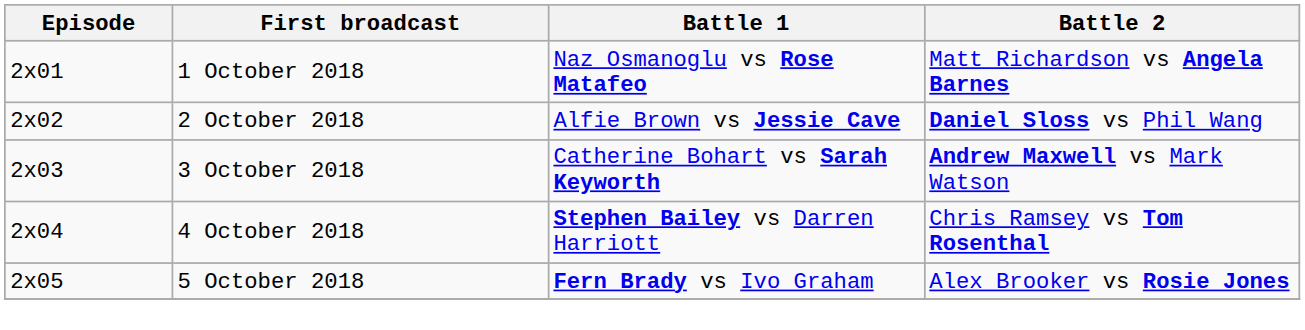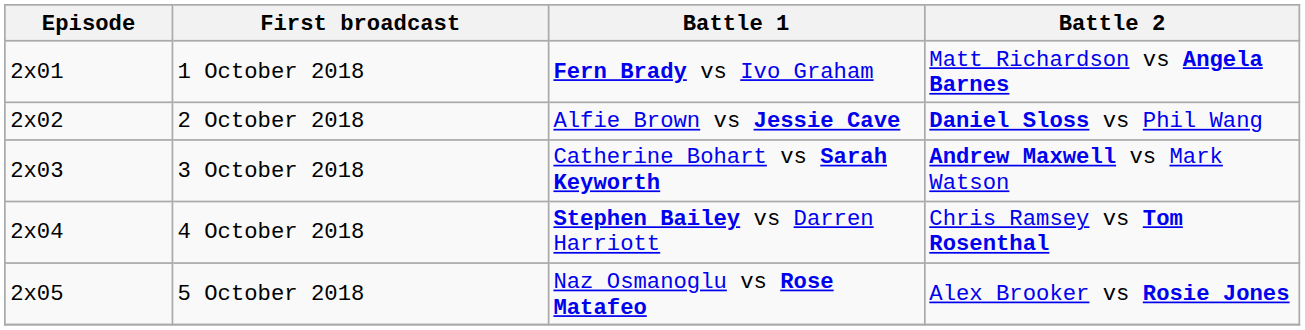(694, 72) Naz Osmanoglu vs Rose Matafeo -> (714, 72) Fern Brady vs Ivo Graham
(714, 281) Fern Brady vs Ivo Graham -> (694, 294) Naz Osmanoglu vs Rose Matafeo
